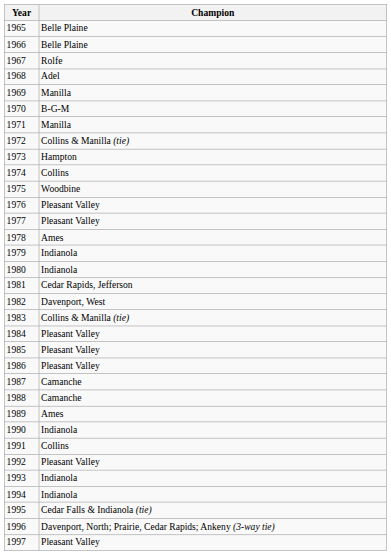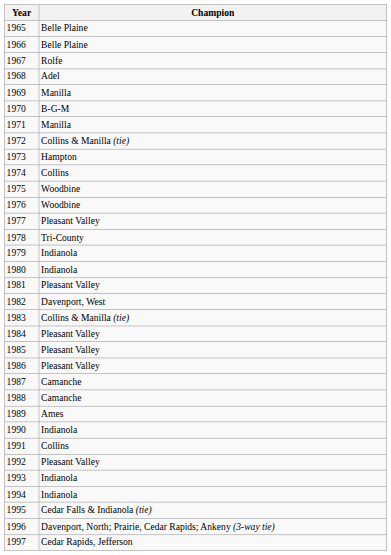(70, 205) Pleasant Valley -> (61, 205) Woodbine
(52, 237) Ames -> (62, 237) Tri-County
(87, 285) Cedar Rapids, Jefferson -> (70, 285) Pleasant Valley
(70, 542) Pleasant Valley -> (87, 542) Cedar Rapids, Jefferson
